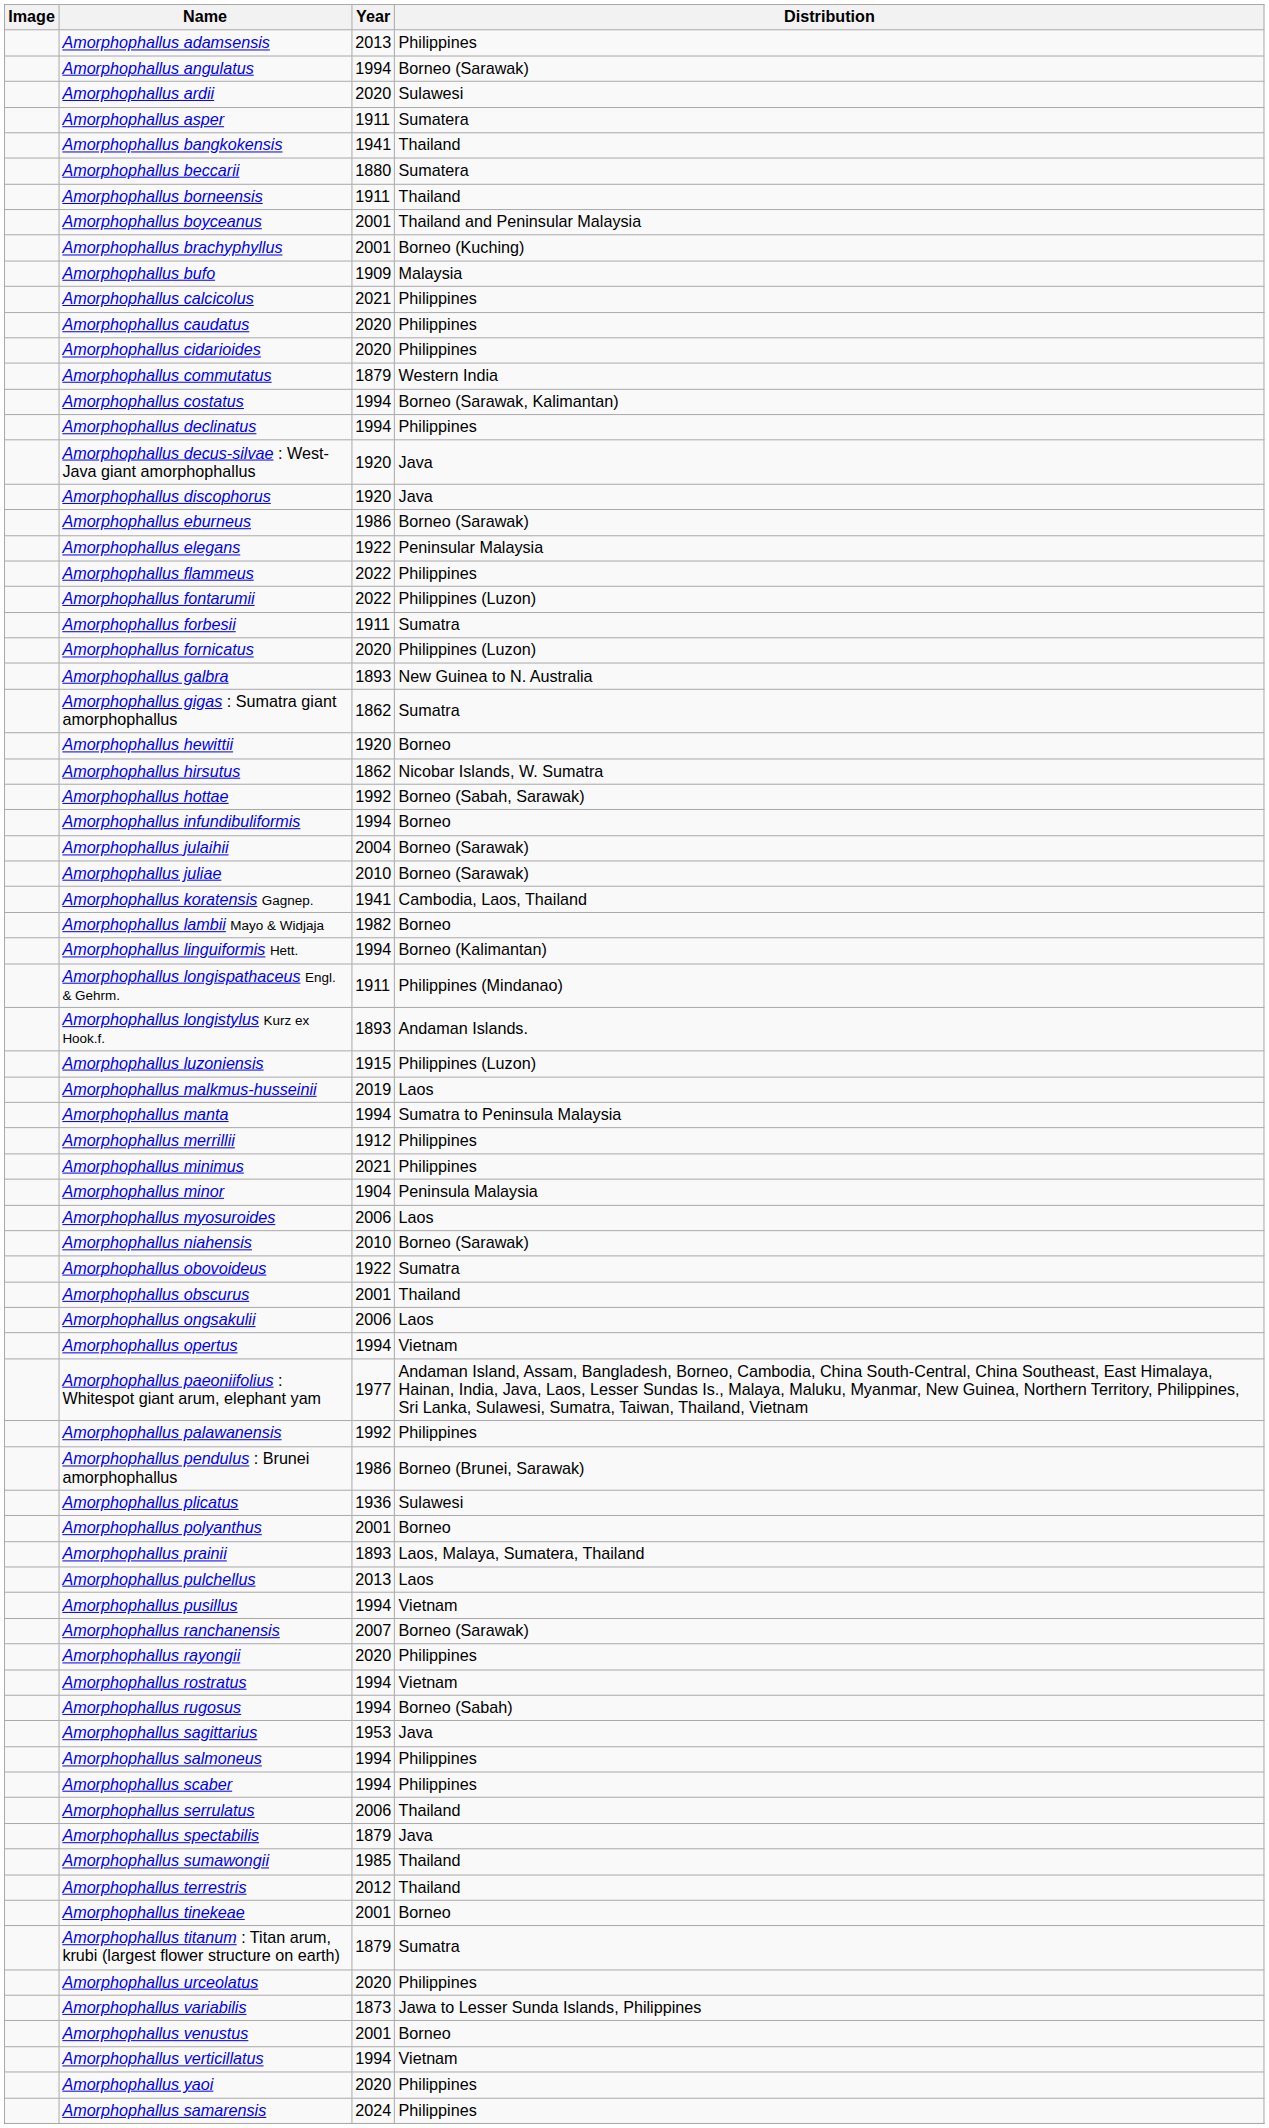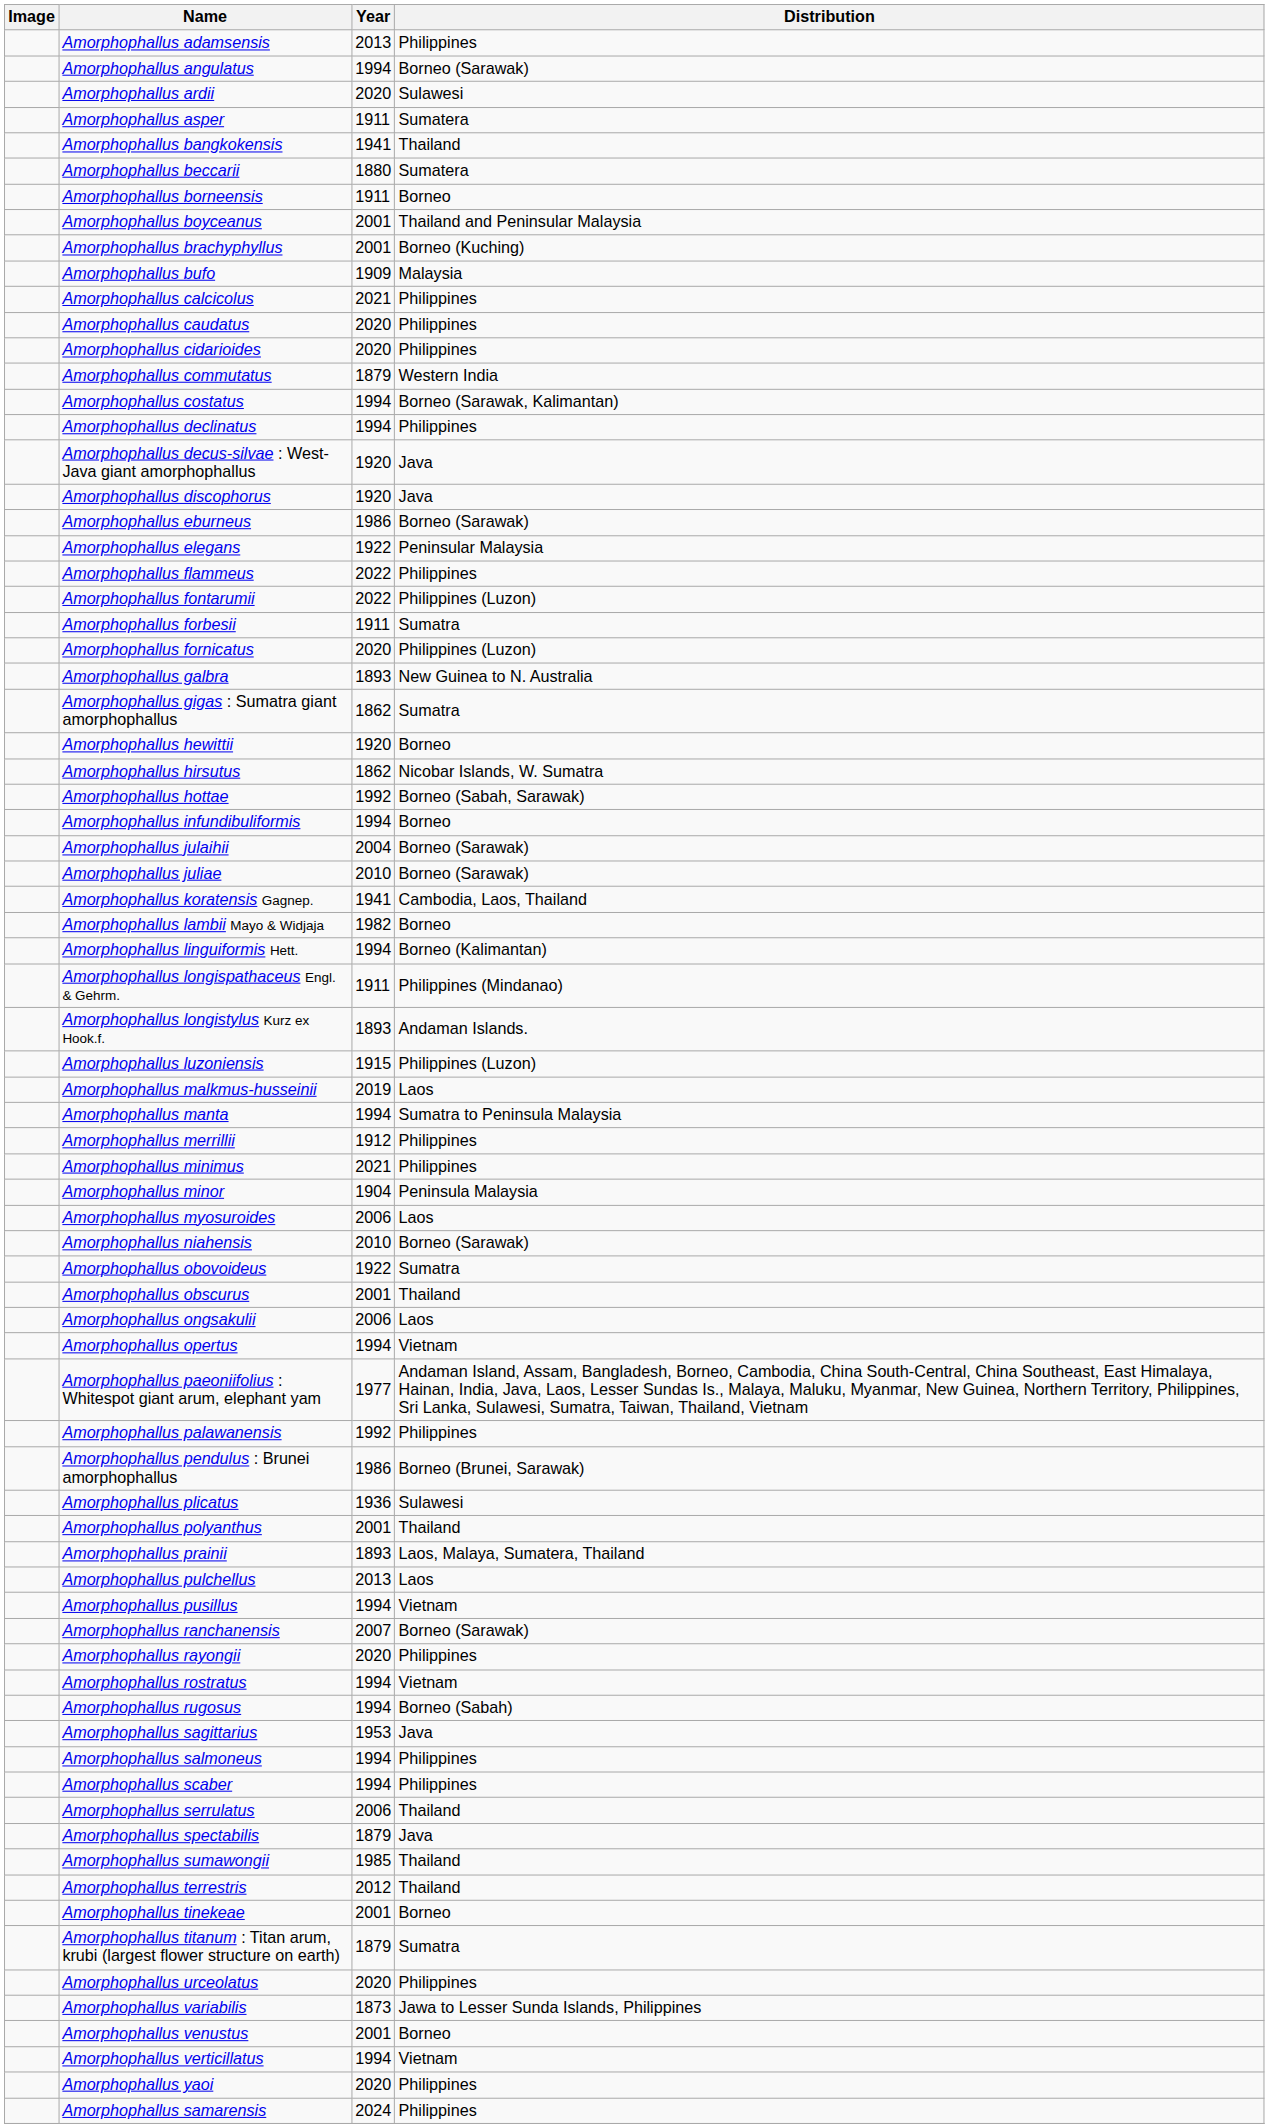(430, 196) Thailand -> (425, 196) Borneo
(425, 1528) Borneo -> (430, 1528) Thailand
